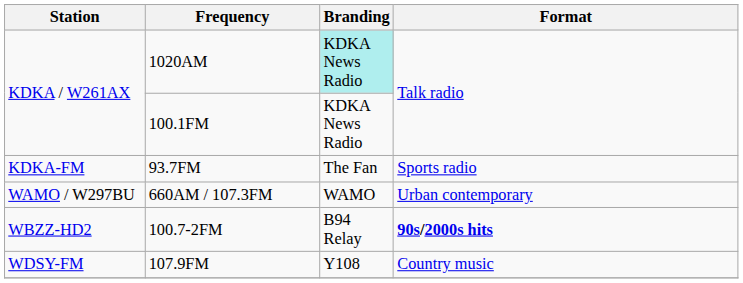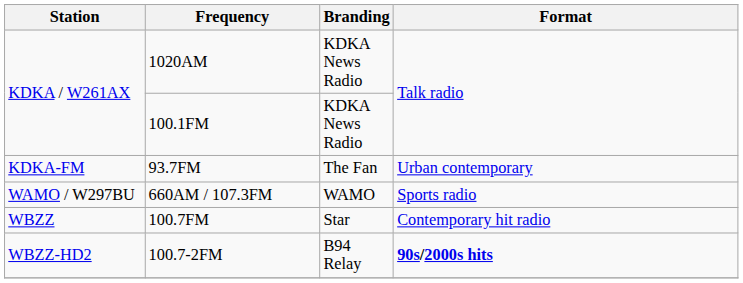(347, 61) paleturquoise background -> (347, 61) no background
(437, 168) Sports radio -> (465, 168) Urban contemporary
(465, 194) Urban contemporary -> (437, 194) Sports radio
+ row: (179, 220)
- row: (179, 264)
